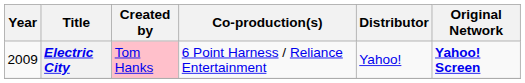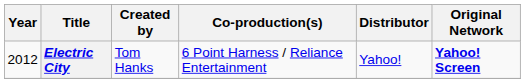(23, 59) 2009 -> (23, 59) 2012
(134, 59) pink background -> (134, 59) no background
